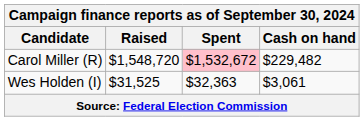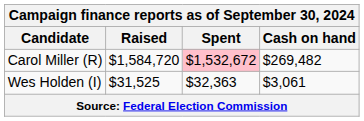(144, 60) $1,548,720 -> (144, 60) $1,584,720
(292, 60) $229,482 -> (292, 60) $269,482
